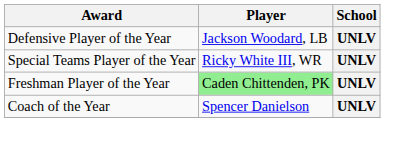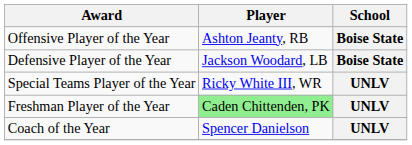+ row: (88, 38)
(357, 38) UNLV -> (370, 60) Boise State
